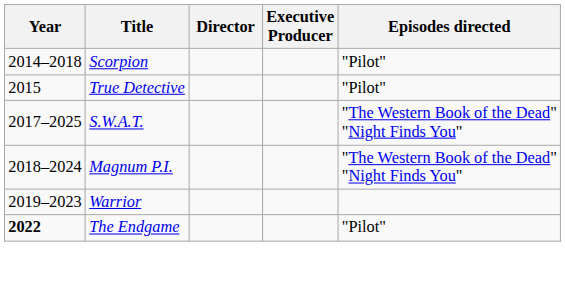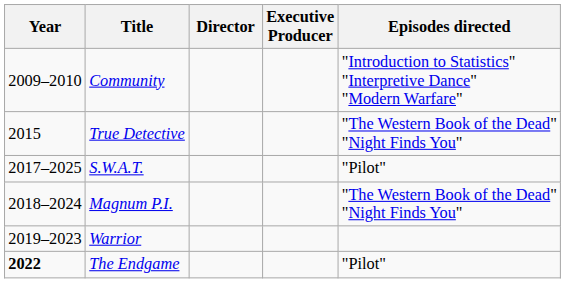+ row: (127, 80)
- row: (119, 61)
(364, 87) "Pilot" -> (449, 133) "The Western Book of the Dead" "Night Finds You"
(449, 122) "The Western Book of the Dead" "Night Finds You" -> (364, 168) "Pilot"
